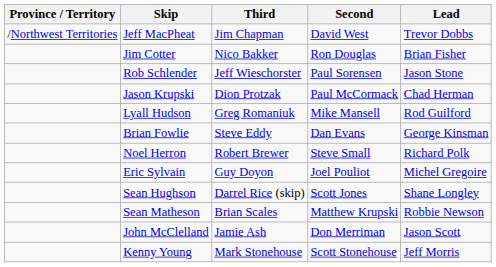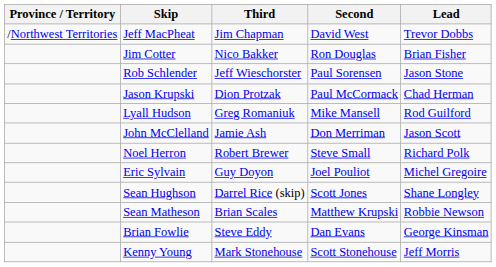rows swapped: (166, 232) <-> (156, 133)
